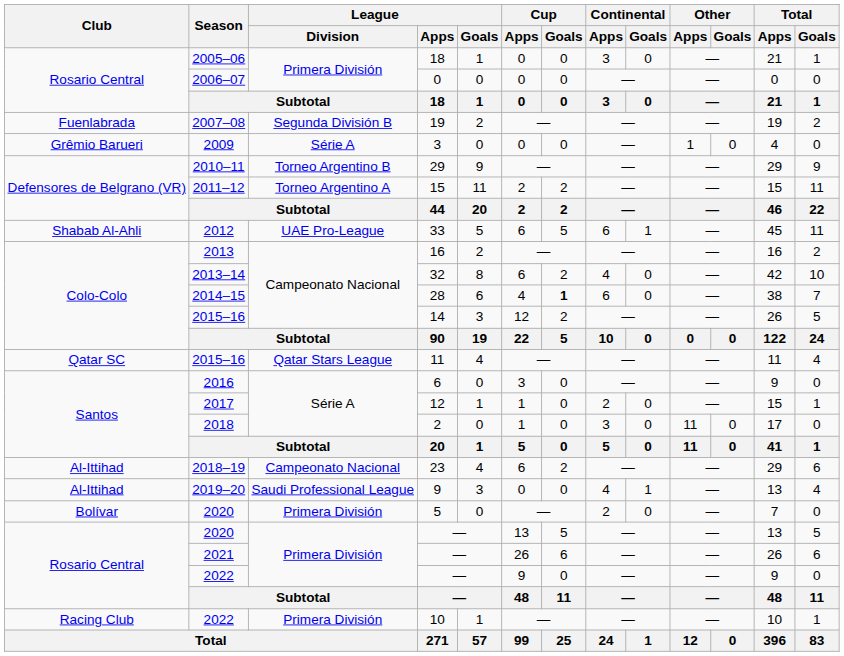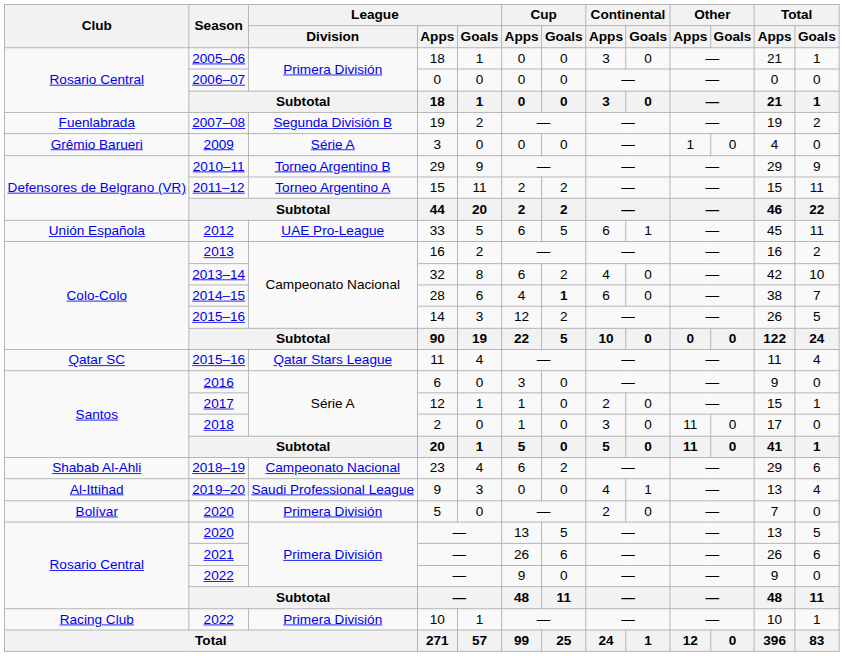(97, 230) Shabab Al-Ahli -> (97, 230) Unión Española
(97, 468) Al-Ittihad -> (97, 468) Shabab Al-Ahli
